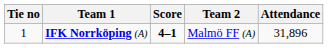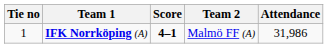(290, 33) 31,896 -> (290, 33) 31,986
